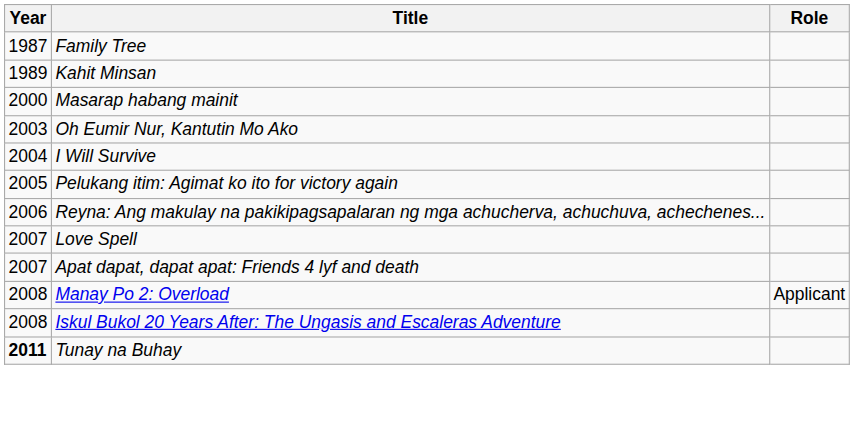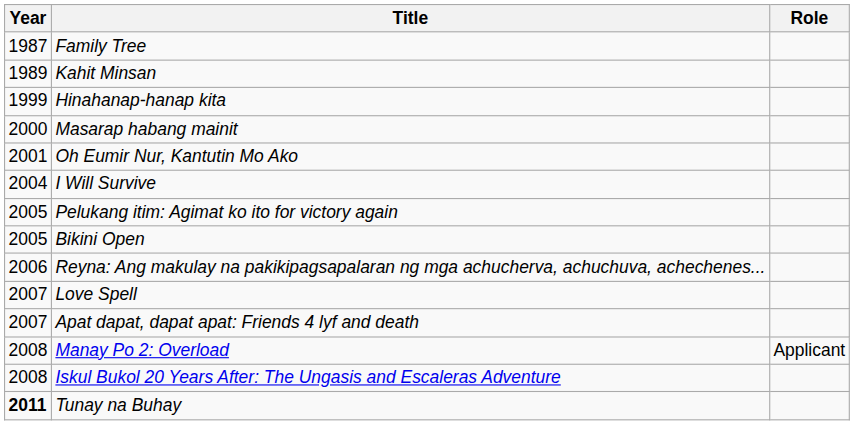+ row: (141, 101)
(28, 128) 2003 -> (28, 156) 2001
+ row: (100, 239)
